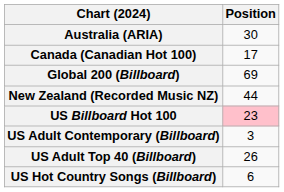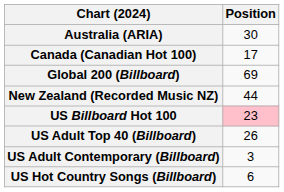rows swapped: (113, 136) <-> (113, 156)
